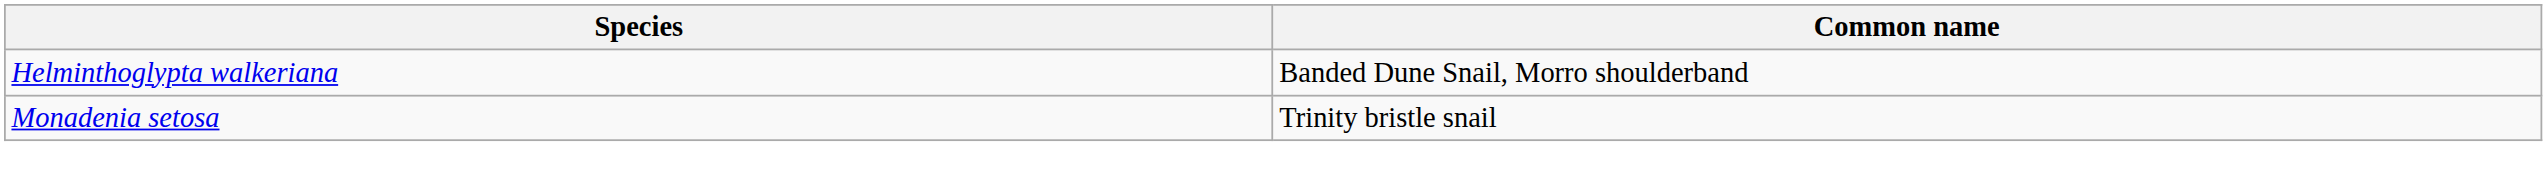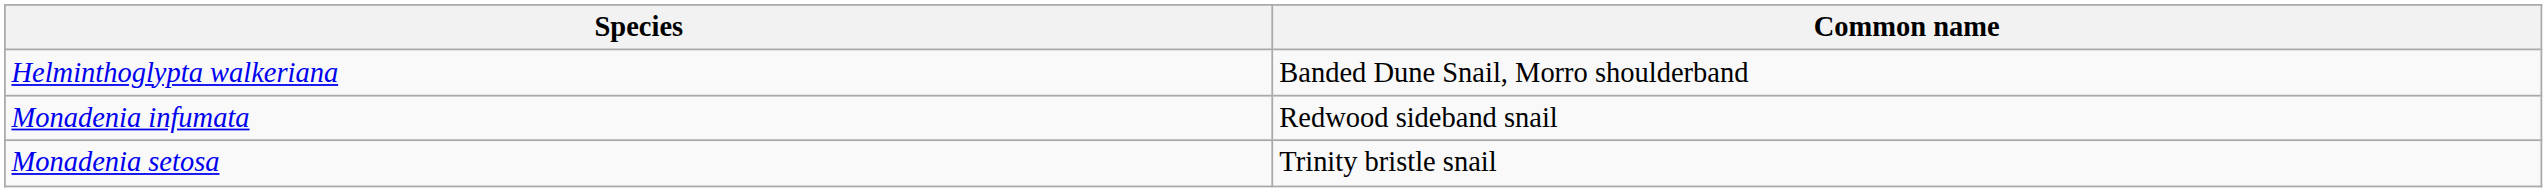+ row: (131, 117)
